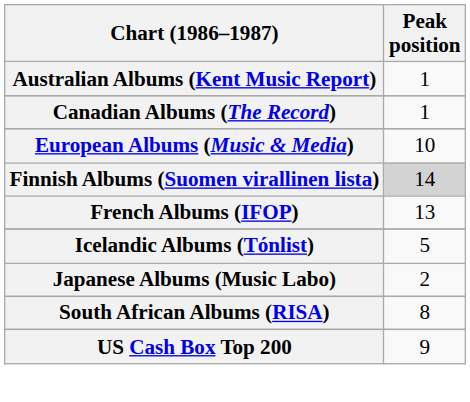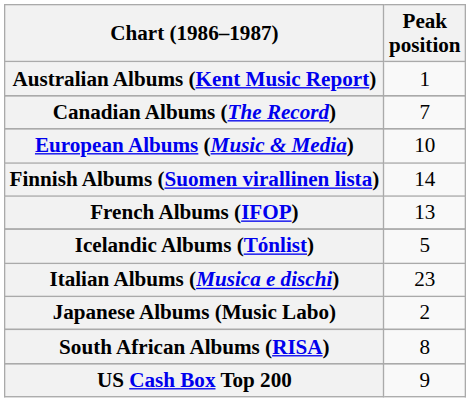(425, 111) 1 -> (425, 111) 7
(425, 178) lightgrey background -> (425, 178) no background
+ row: (194, 279)
